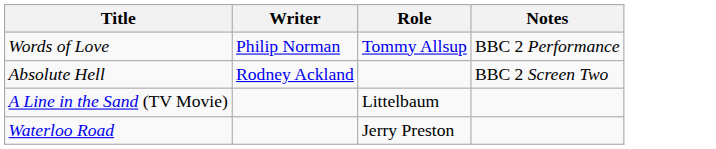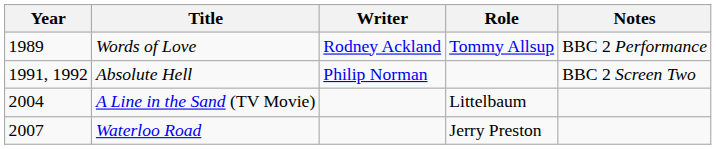+ column: (48, 18)
(288, 46) Philip Norman -> (382, 46) Rodney Ackland
(295, 74) Rodney Ackland -> (375, 74) Philip Norman
